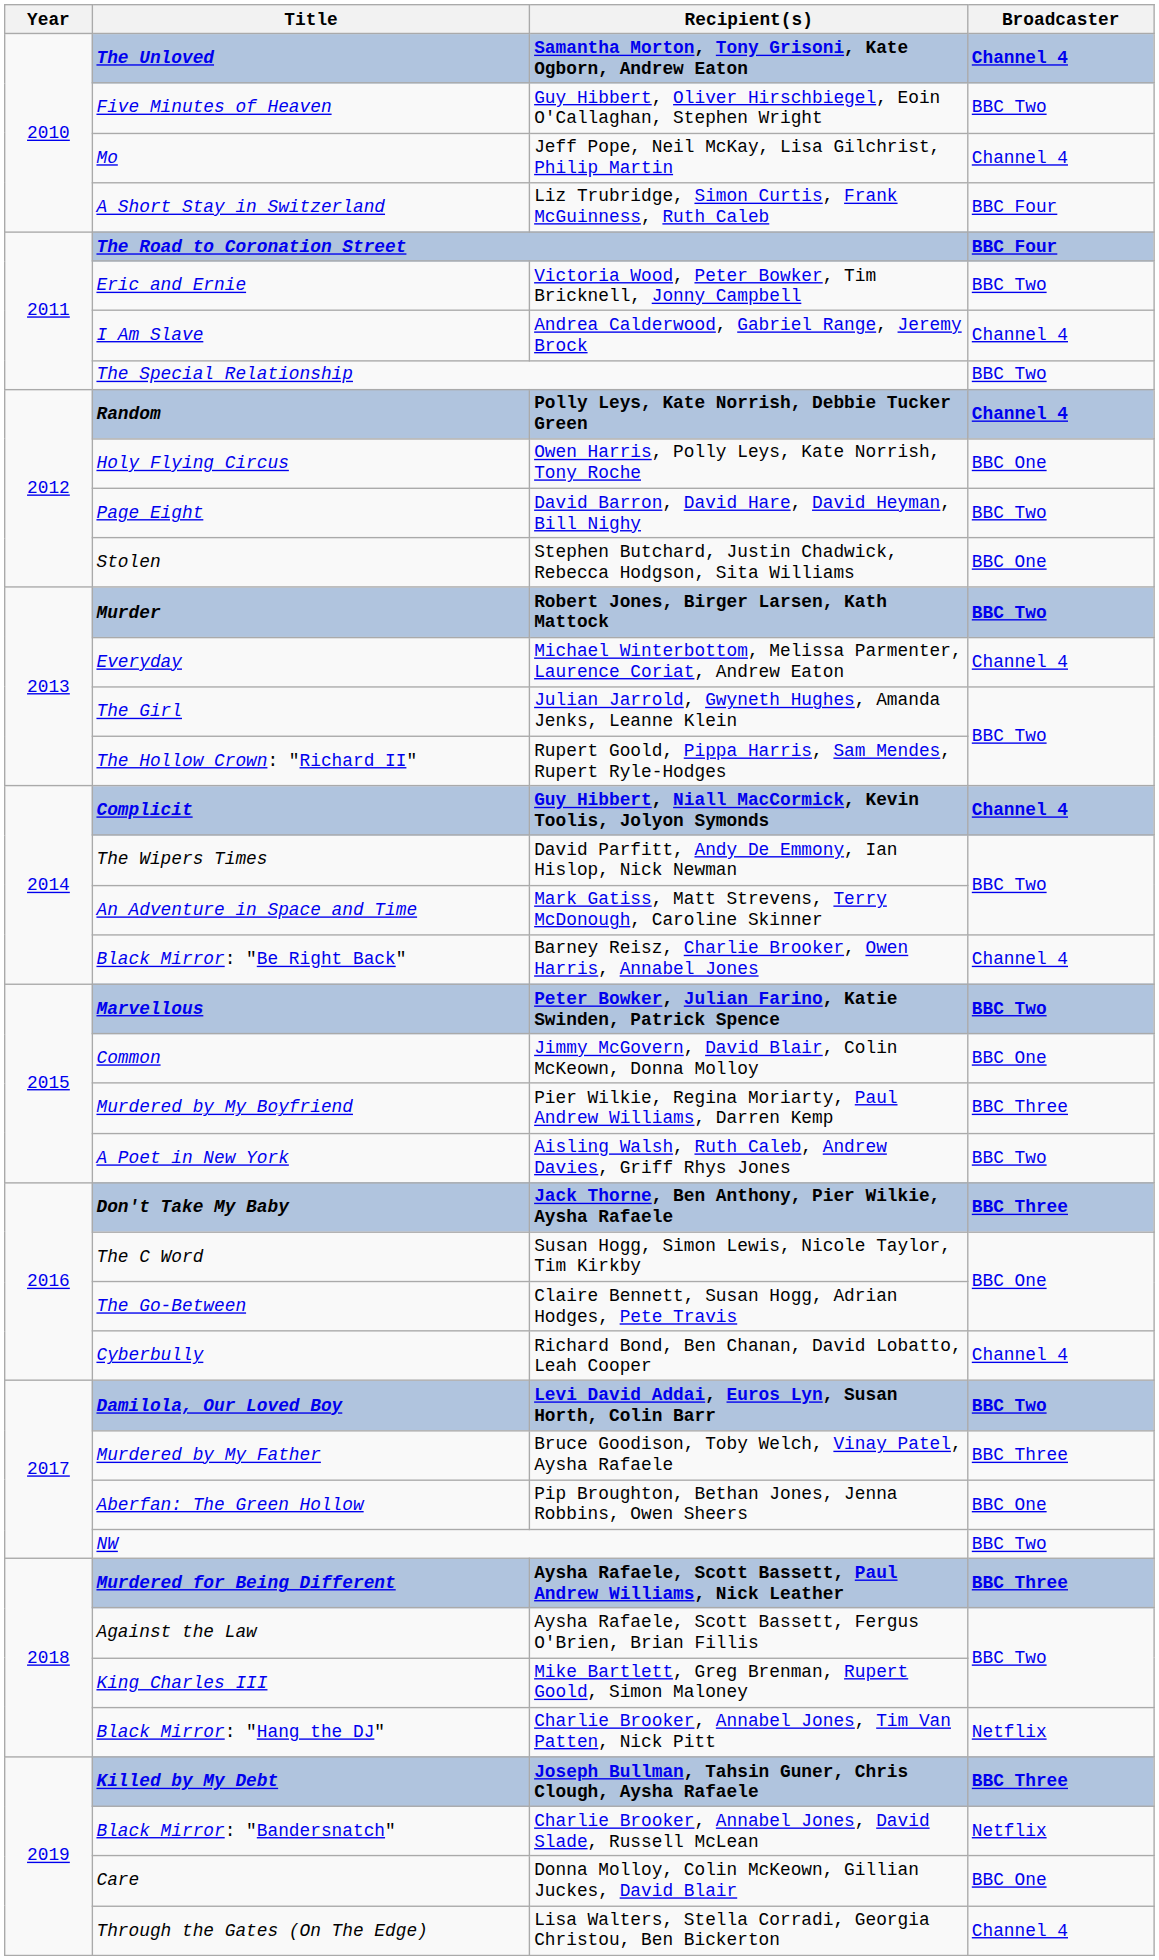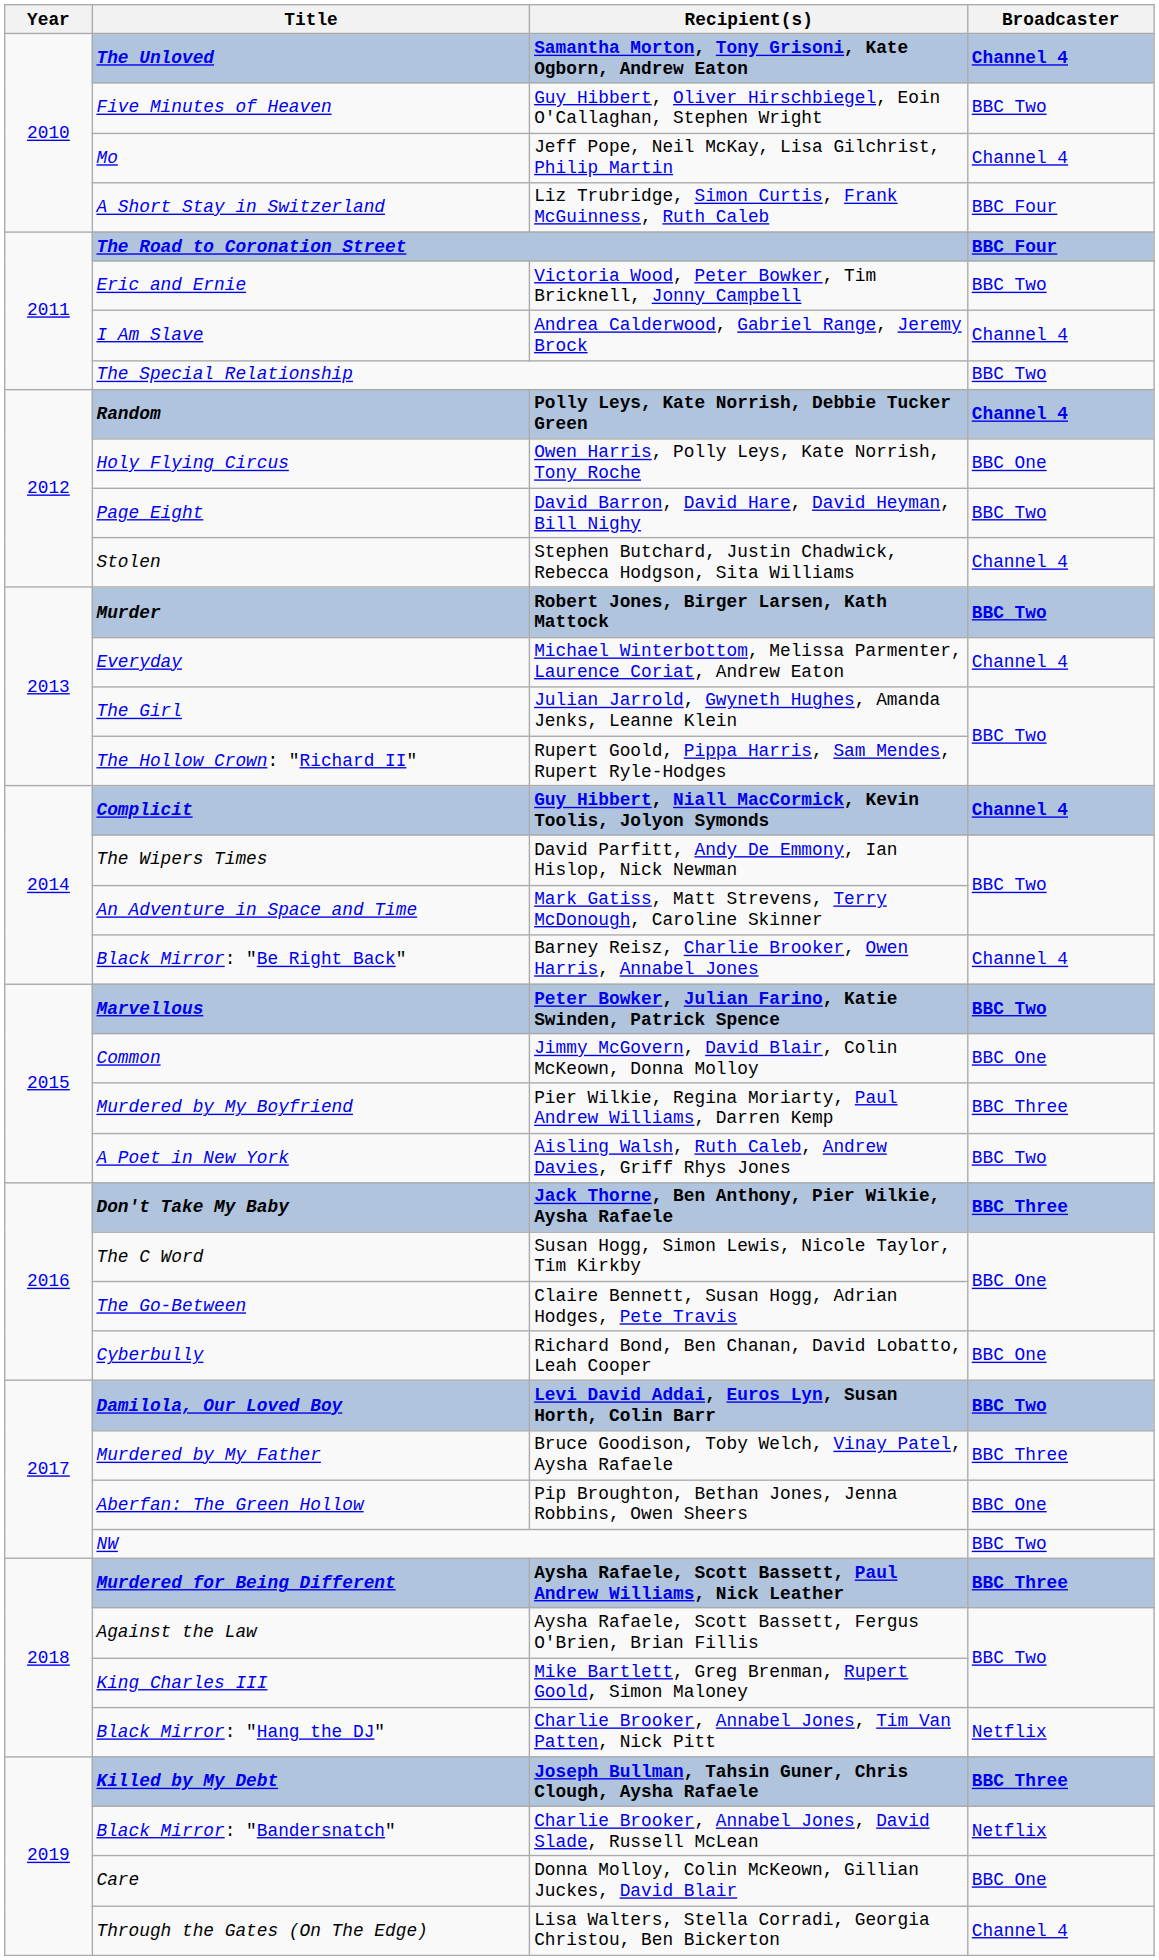(1009, 563) BBC One -> (1020, 563) Channel 4
(1020, 1356) Channel 4 -> (1009, 1356) BBC One
